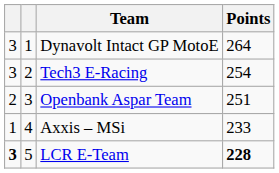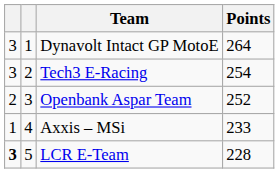(239, 100) 251 -> (239, 100) 252
(239, 154) bold -> (239, 154) normal
